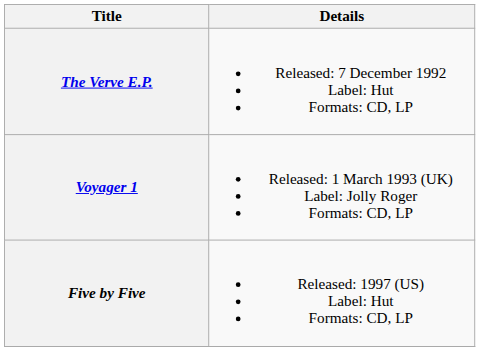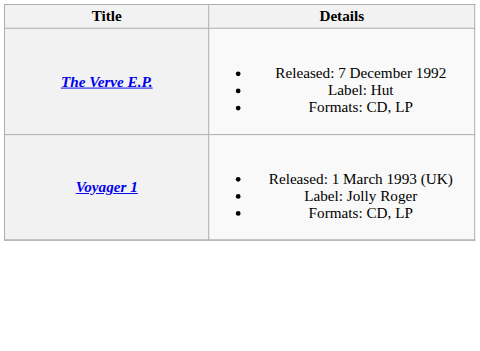- row: (107, 293)
